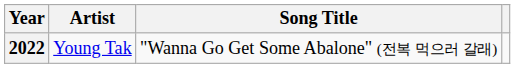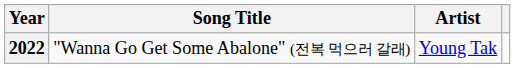columns swapped: (319, 18) <-> (92, 18)
